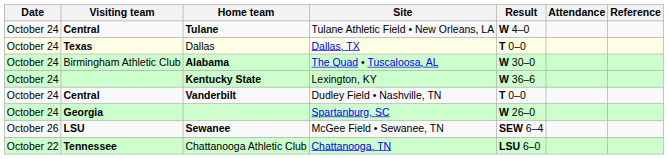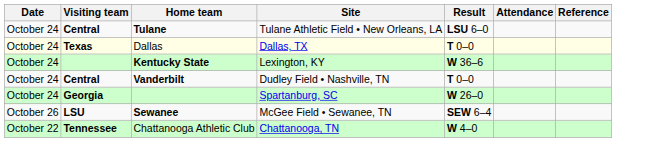(514, 29) W 4–0 -> (468, 29) LSU 6–0
- row: (207, 63)
(520, 146) LSU 6–0 -> (462, 129) W 4–0
